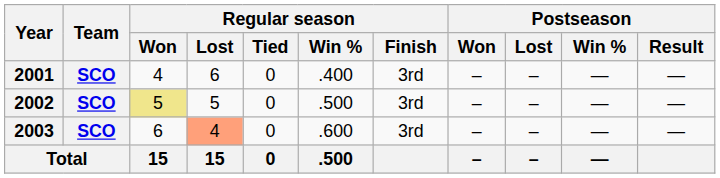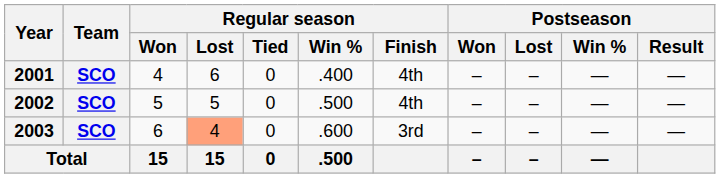(411, 75) 3rd -> (411, 75) 4th
(158, 103) khaki background -> (158, 103) no background
(411, 103) 3rd -> (411, 103) 4th
